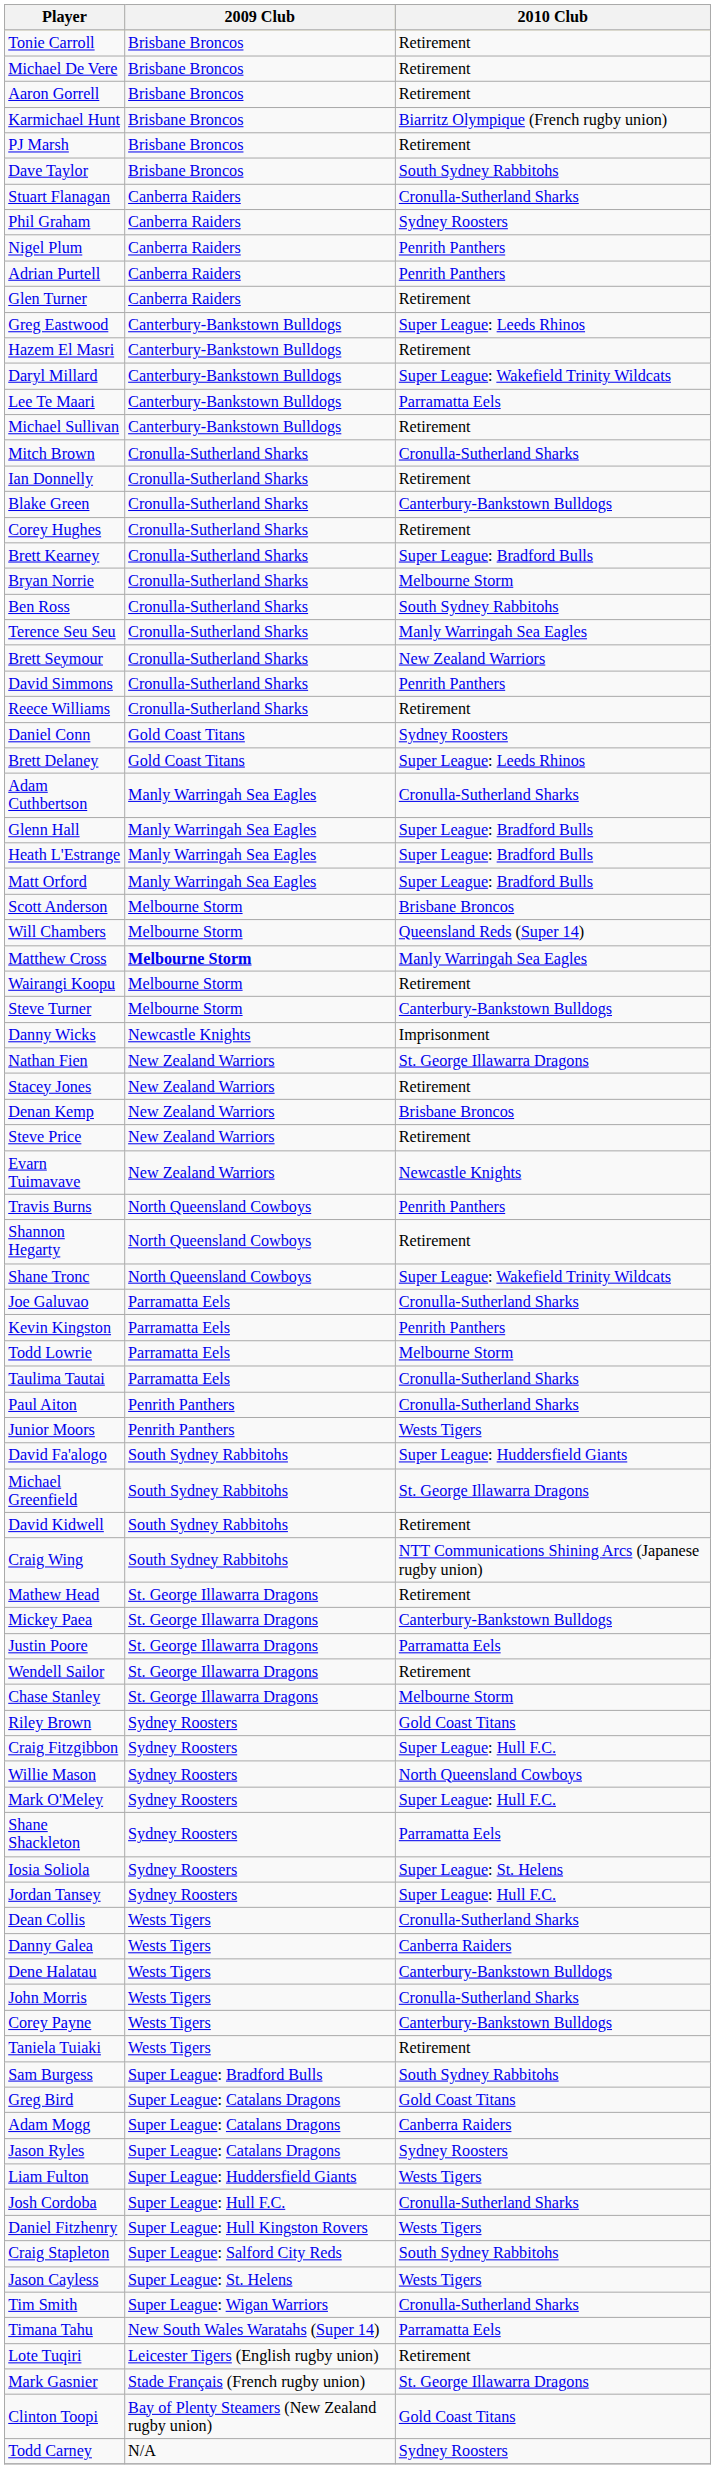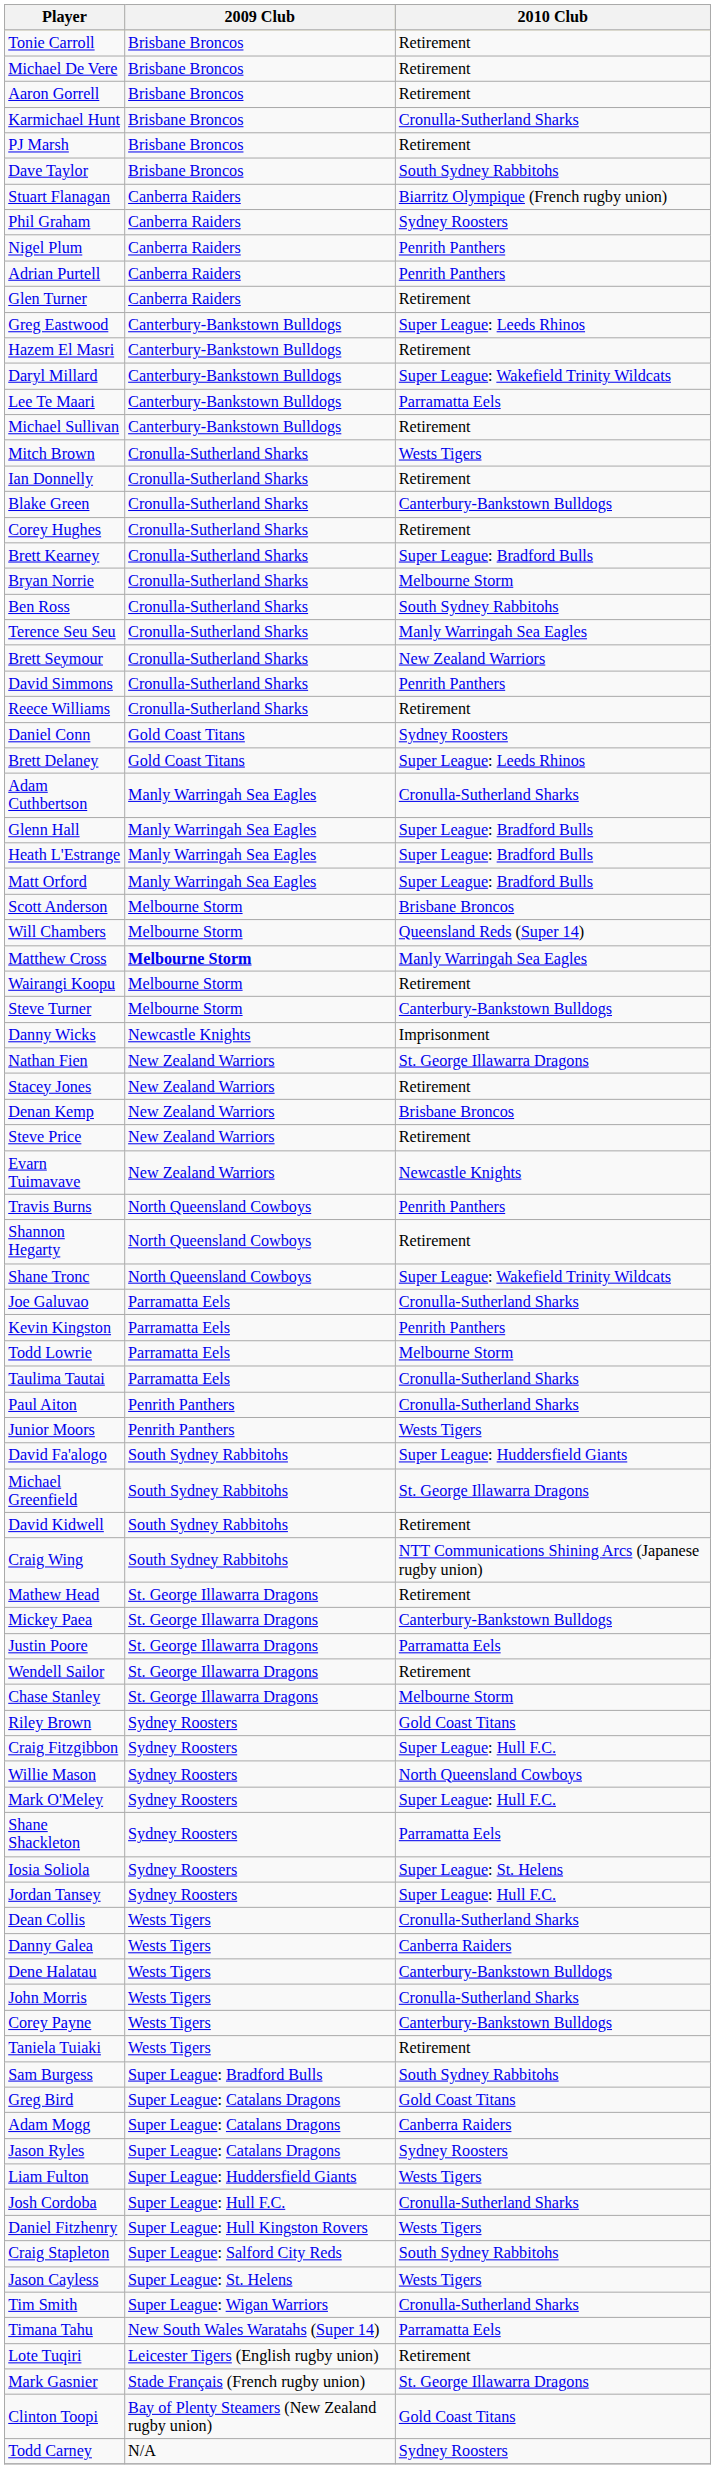(533, 119) Biarritz Olympique (French rugby union) -> (489, 119) Cronulla-Sutherland Sharks
(489, 196) Cronulla-Sutherland Sharks -> (533, 196) Biarritz Olympique (French rugby union)
(489, 453) Cronulla-Sutherland Sharks -> (440, 453) Wests Tigers
